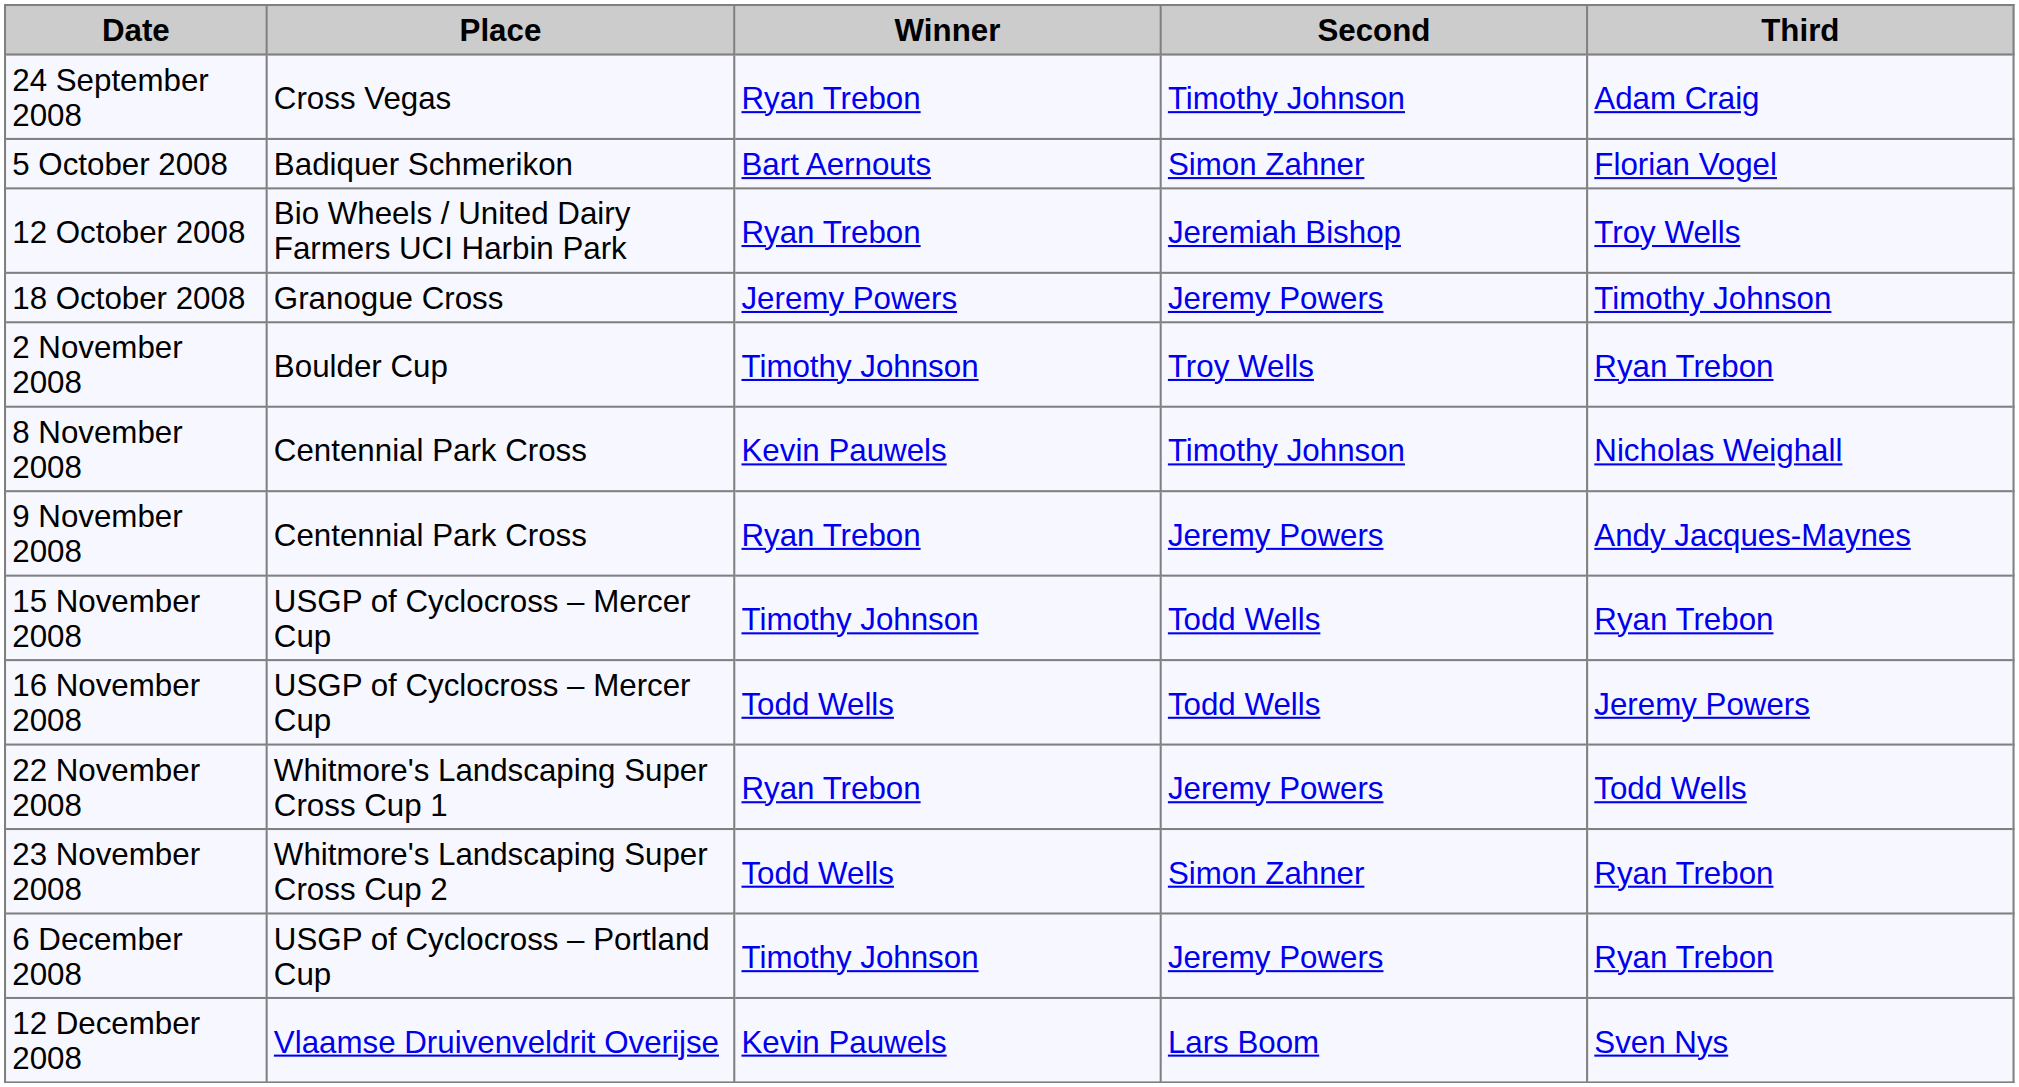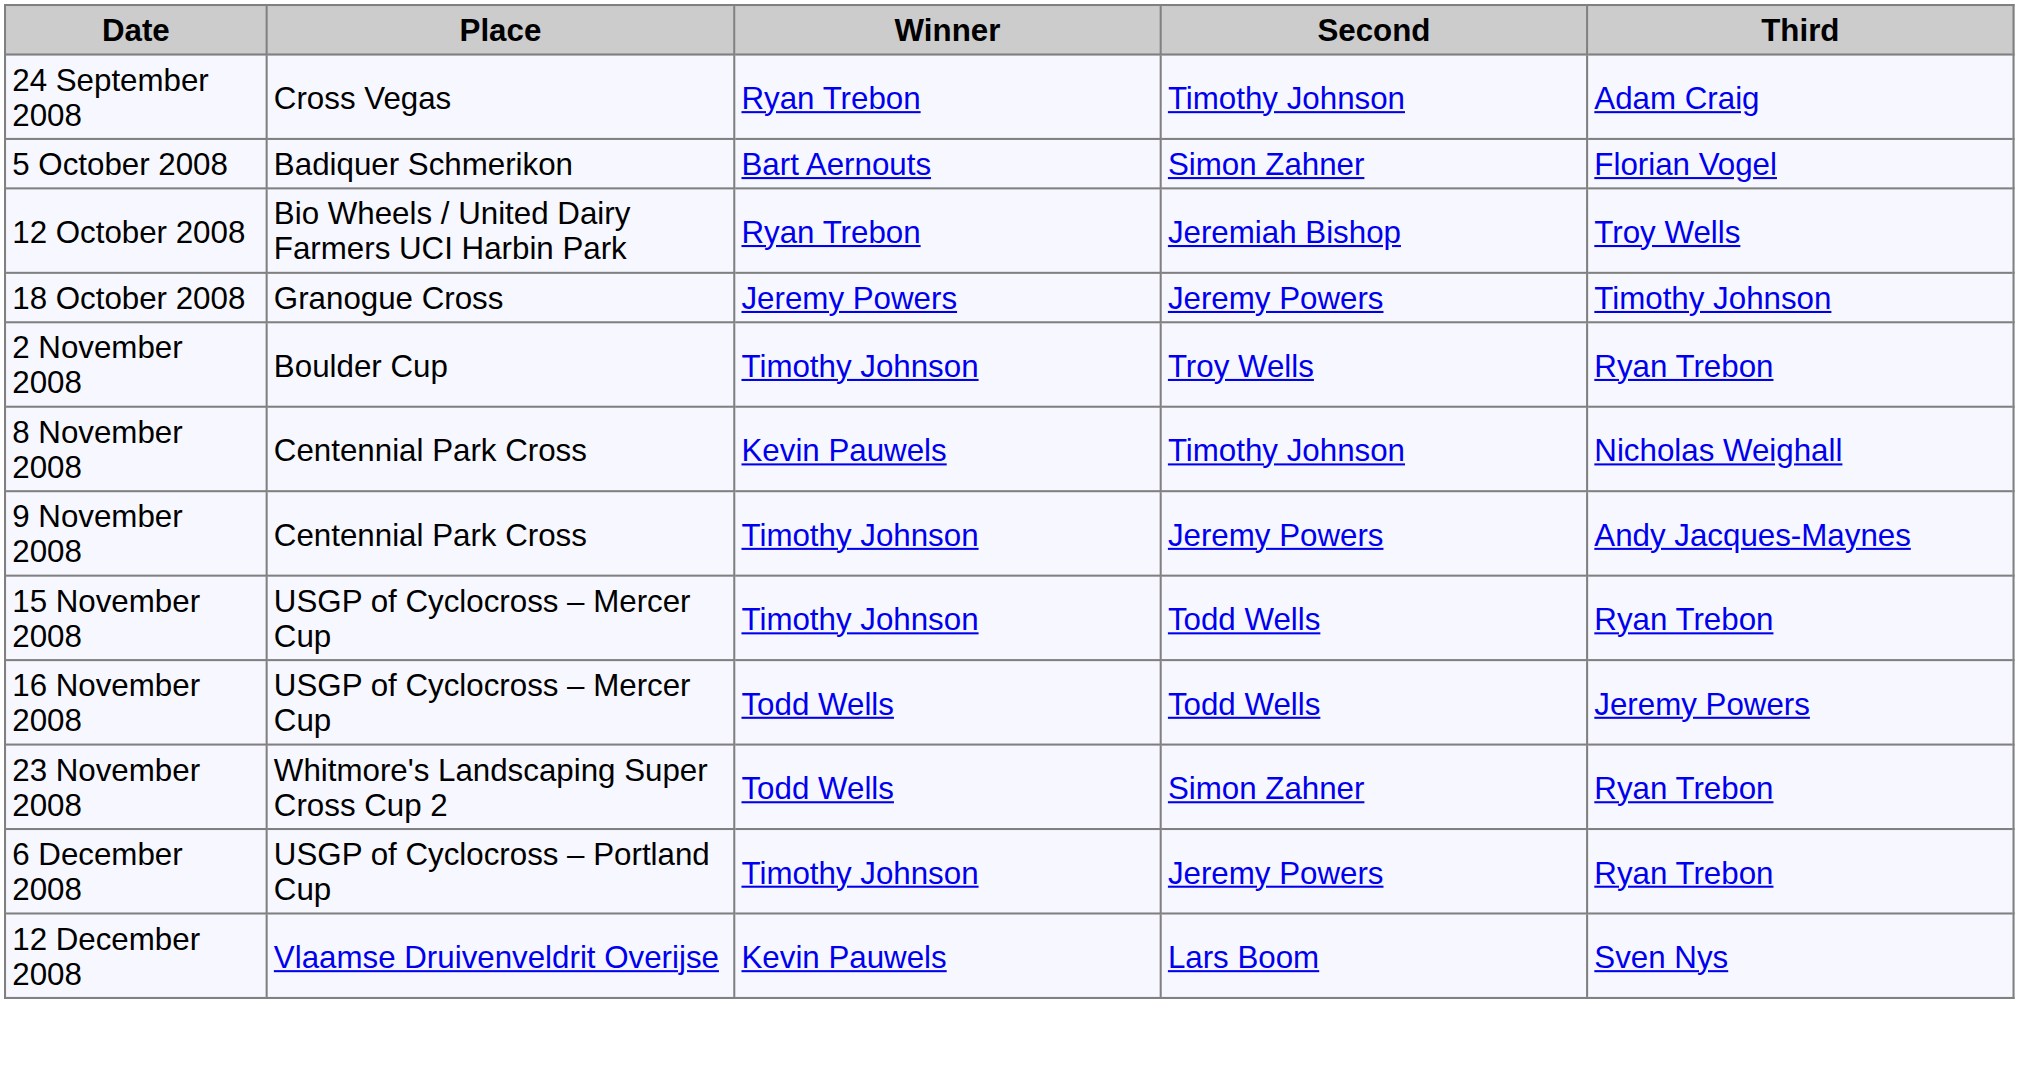(831, 533) Ryan Trebon -> (860, 533) Timothy Johnson
- row: (106, 787)
